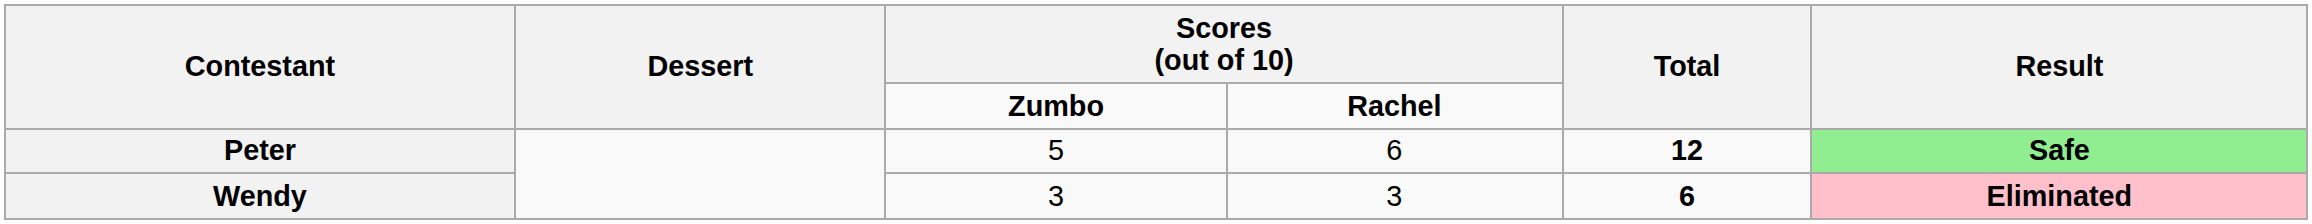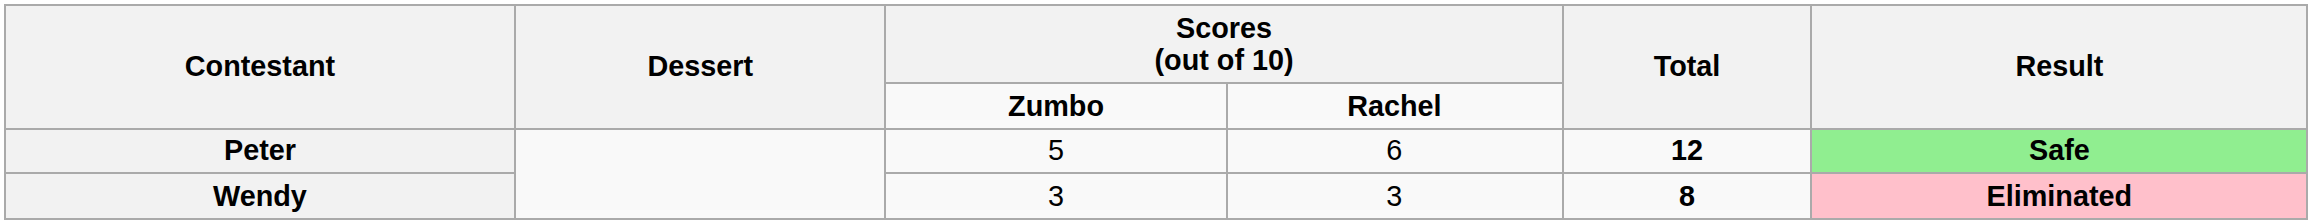(1687, 197) 6 -> (1687, 197) 8
